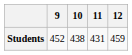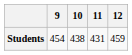(57, 38) 452 -> (57, 38) 454
